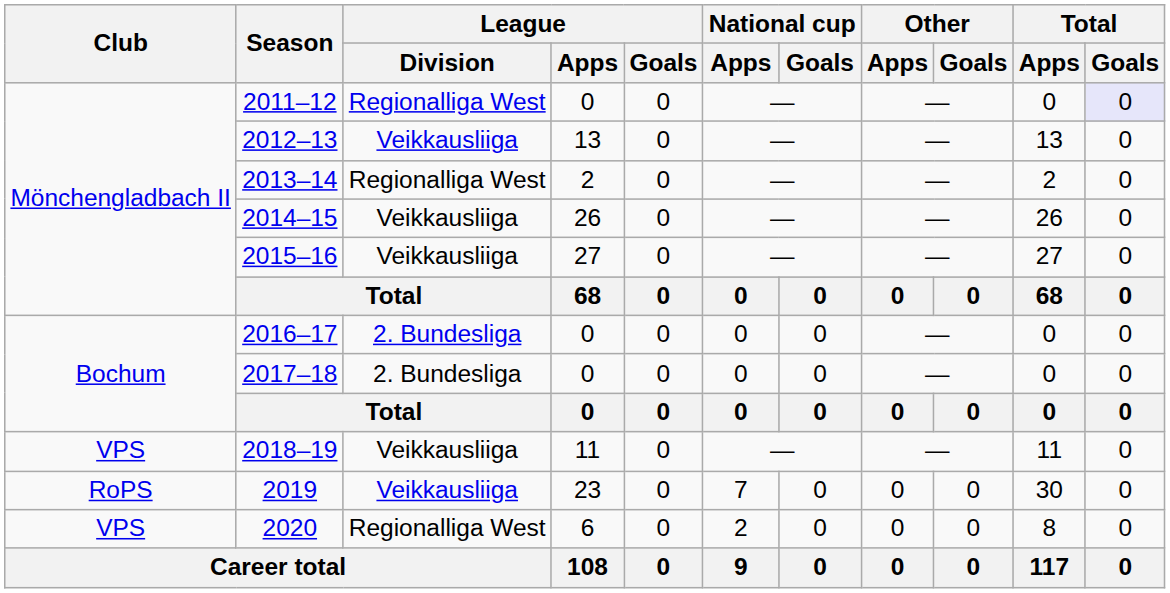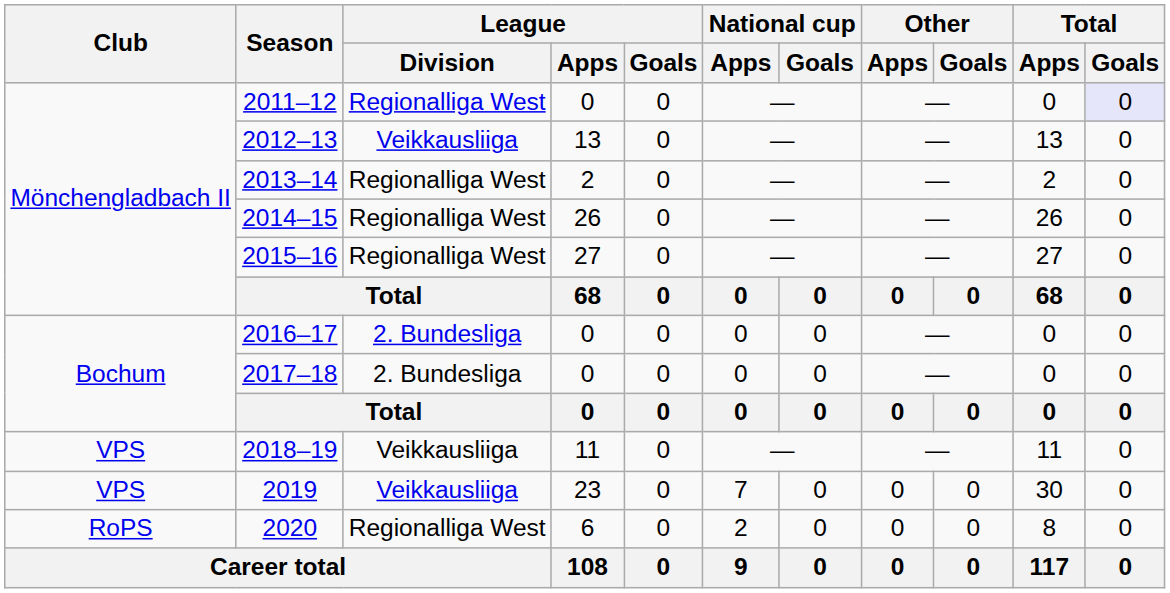(447, 218) Veikkausliiga -> (447, 218) Regionalliga West
(447, 256) Veikkausliiga -> (447, 256) Regionalliga West
(121, 489) RoPS -> (121, 489) VPS
(121, 528) VPS -> (121, 528) RoPS
